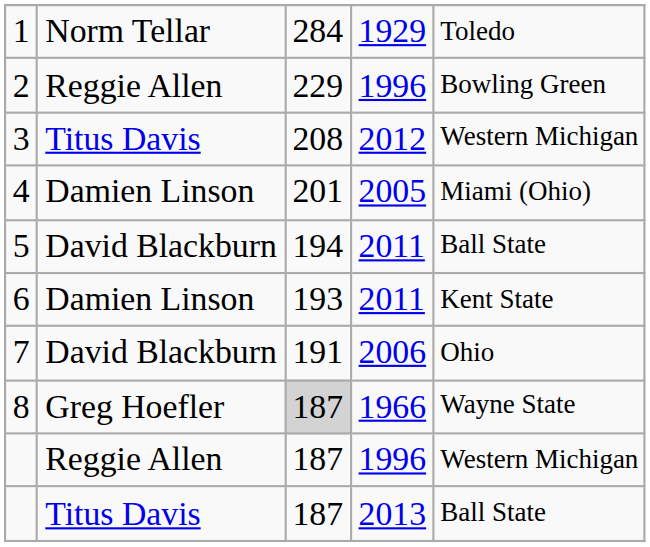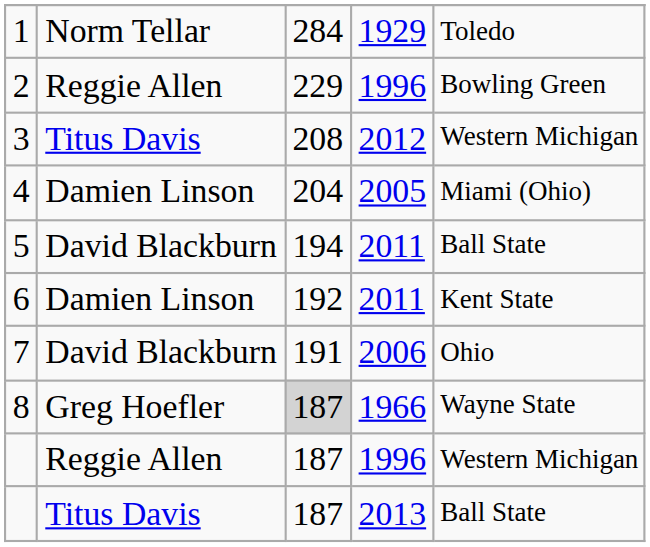(318, 191) 201 -> (318, 191) 204
(318, 298) 193 -> (318, 298) 192
